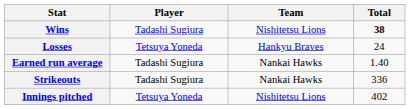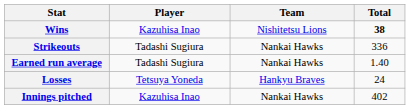(169, 29) Tadashi Sugiura -> (169, 29) Kazuhisa Inao
rows swapped: (57, 46) <-> (57, 79)
(169, 96) Tetsuya Yoneda -> (169, 96) Kazuhisa Inao
(291, 96) Nishitetsu Lions -> (292, 96) Nankai Hawks
